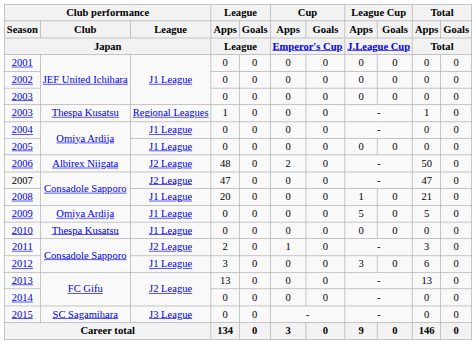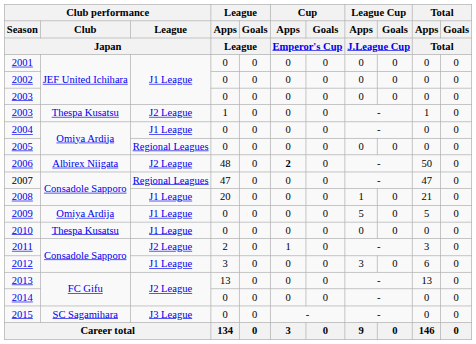(171, 113) Regional Leagues -> (171, 113) J2 League
(171, 146) J1 League -> (171, 146) Regional Leagues
(288, 163) normal -> (288, 163) bold
(171, 180) J2 League -> (171, 180) Regional Leagues
